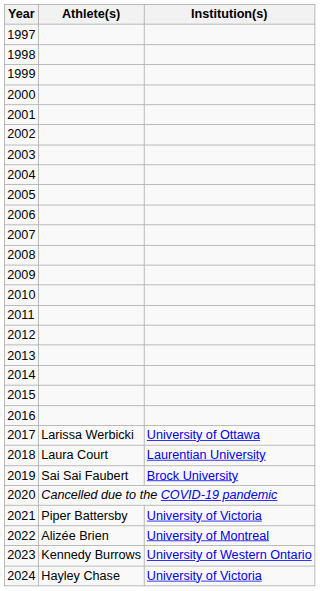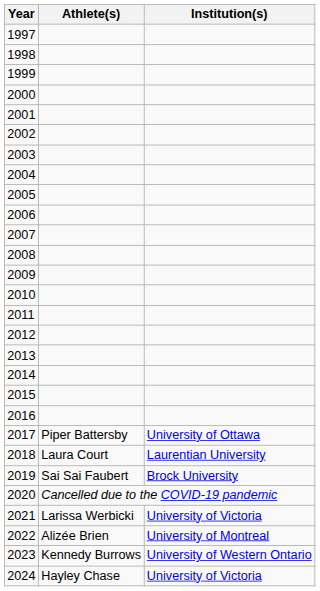(87, 435) Larissa Werbicki -> (84, 435) Piper Battersby
(84, 515) Piper Battersby -> (87, 515) Larissa Werbicki
